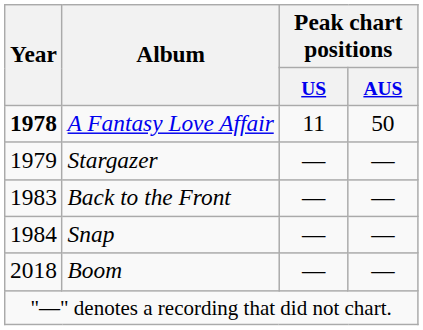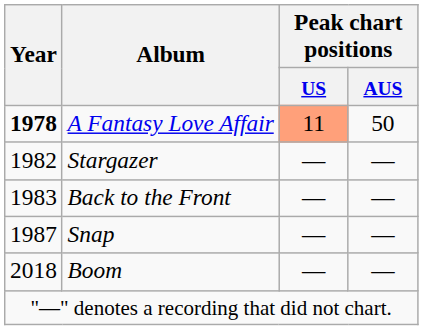(314, 123) no background -> (314, 123) lightsalmon background
(33, 160) 1979 -> (33, 160) 1982
(33, 234) 1984 -> (33, 234) 1987
